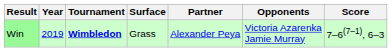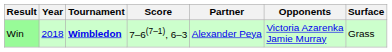columns swapped: (147, 12) <-> (355, 12)
(53, 33) 2019 -> (53, 33) 2018
